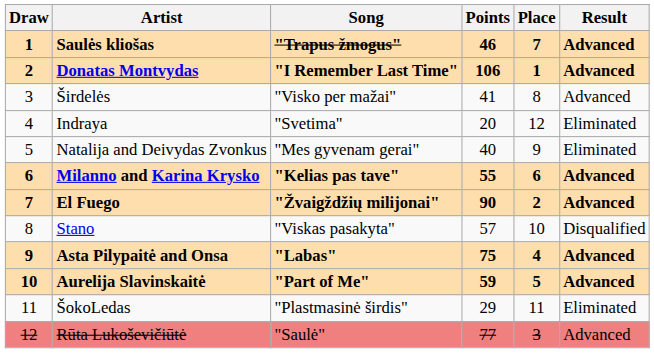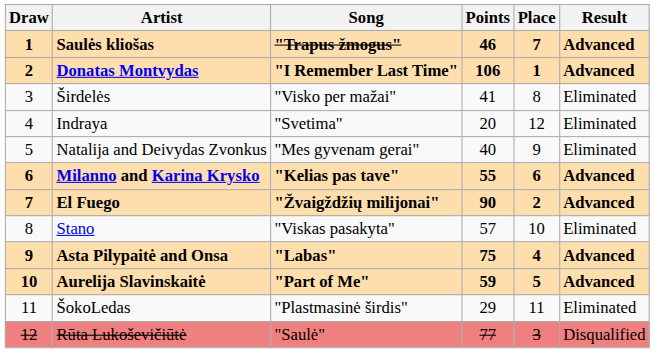(597, 96) Advanced -> (600, 96) Eliminated
(604, 228) Disqualified -> (600, 228) Eliminated
(597, 334) Advanced -> (604, 334) Disqualified
